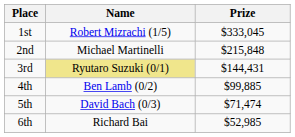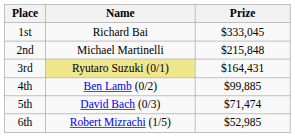(120, 31) Robert Mizrachi (1/5) -> (120, 31) Richard Bai
(243, 68) $144,431 -> (243, 68) $164,431
(120, 123) Richard Bai -> (120, 123) Robert Mizrachi (1/5)
